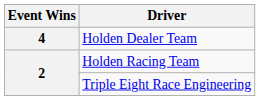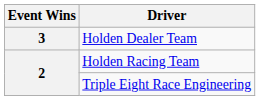(42, 38) 4 -> (42, 38) 3
